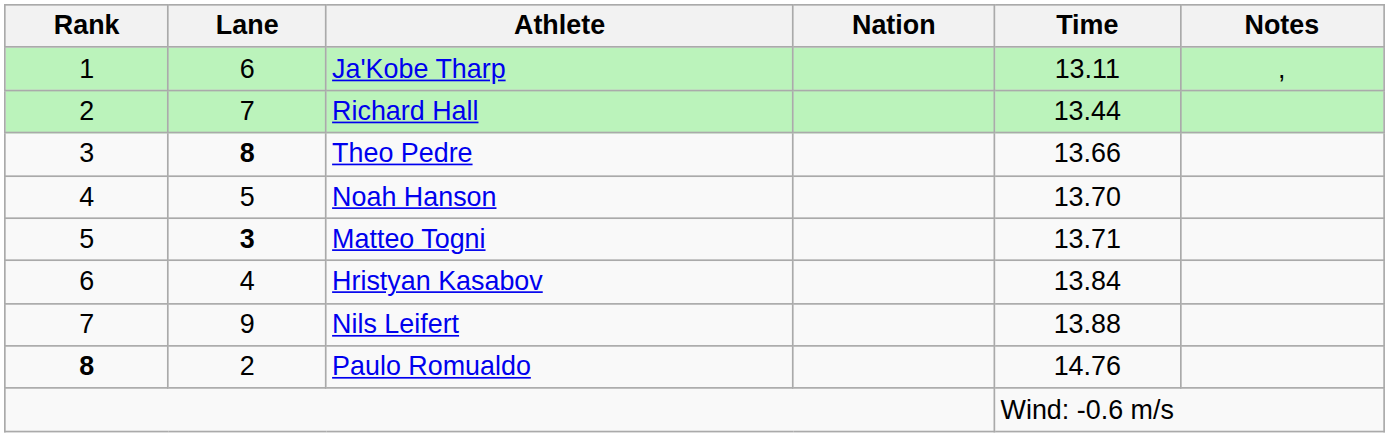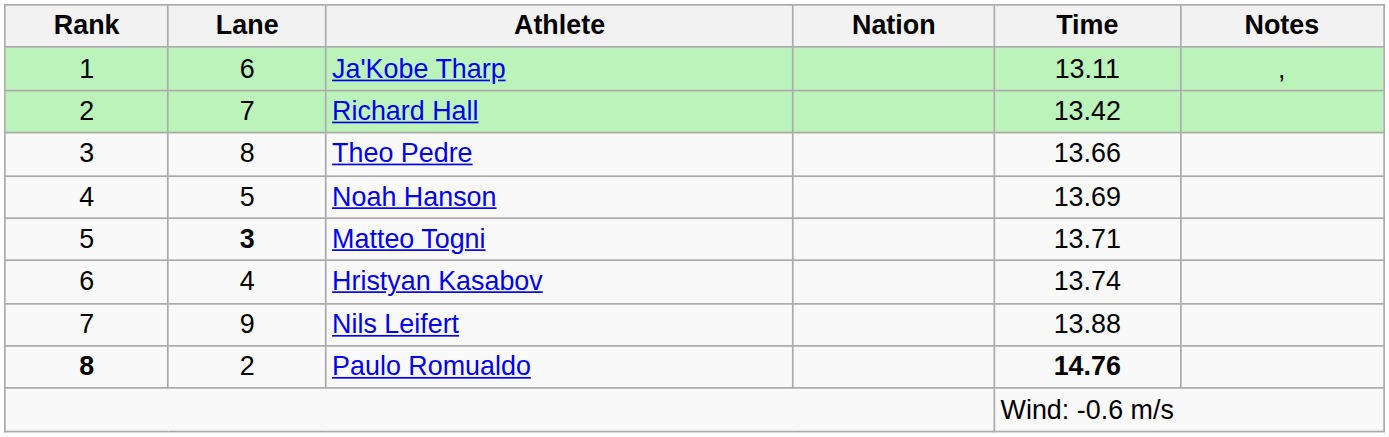(1087, 111) 13.44 -> (1087, 111) 13.42
(247, 153) bold -> (247, 153) normal
(1087, 196) 13.70 -> (1087, 196) 13.69
(1087, 281) 13.84 -> (1087, 281) 13.74
(1087, 366) normal -> (1087, 366) bold
